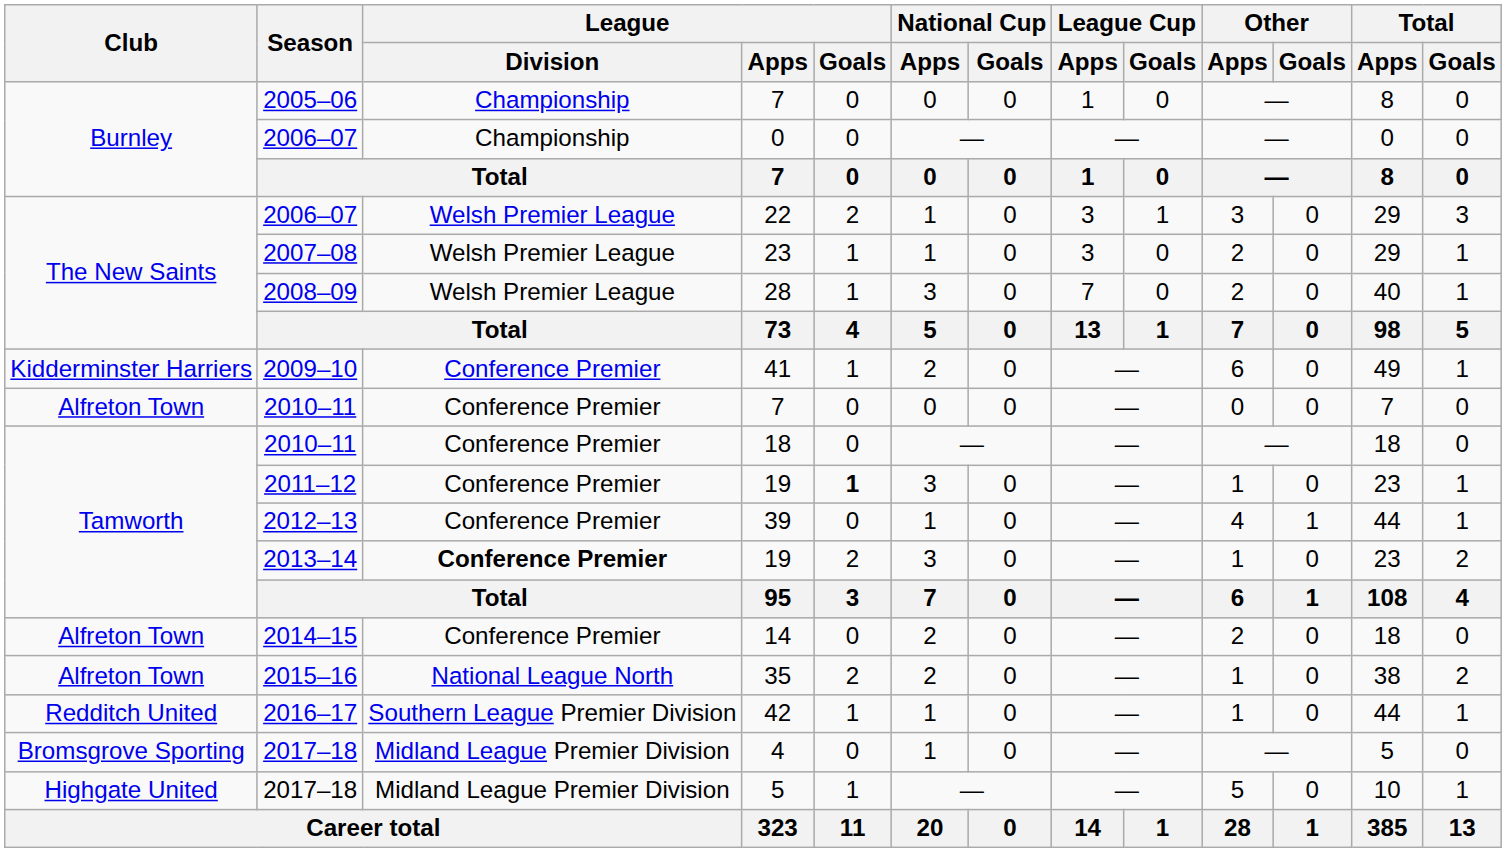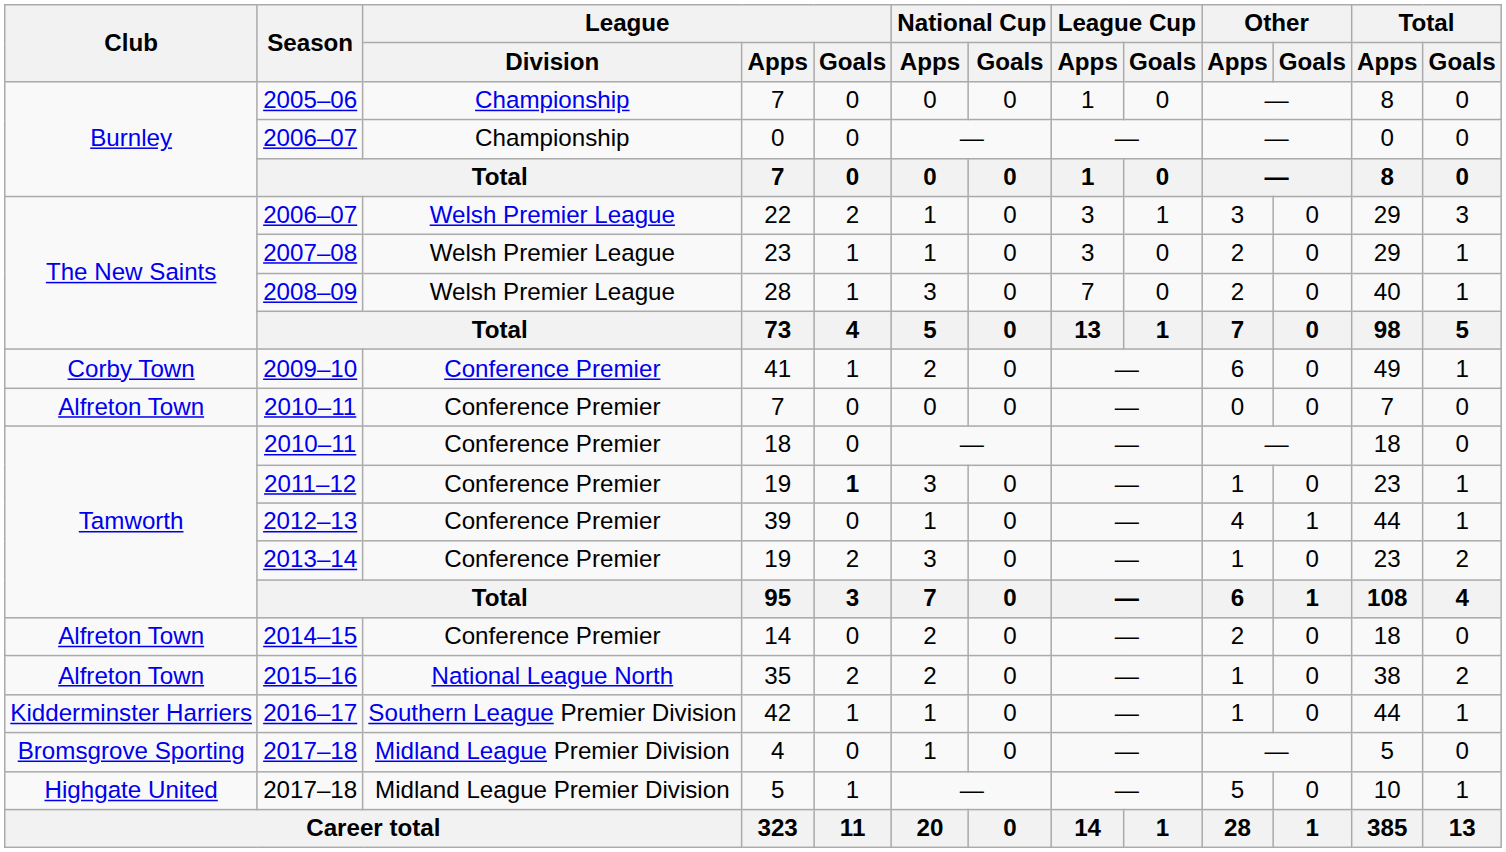(131, 368) Kidderminster Harriers -> (131, 368) Corby Town
(552, 560) bold -> (552, 560) normal
(131, 713) Redditch United -> (131, 713) Kidderminster Harriers
